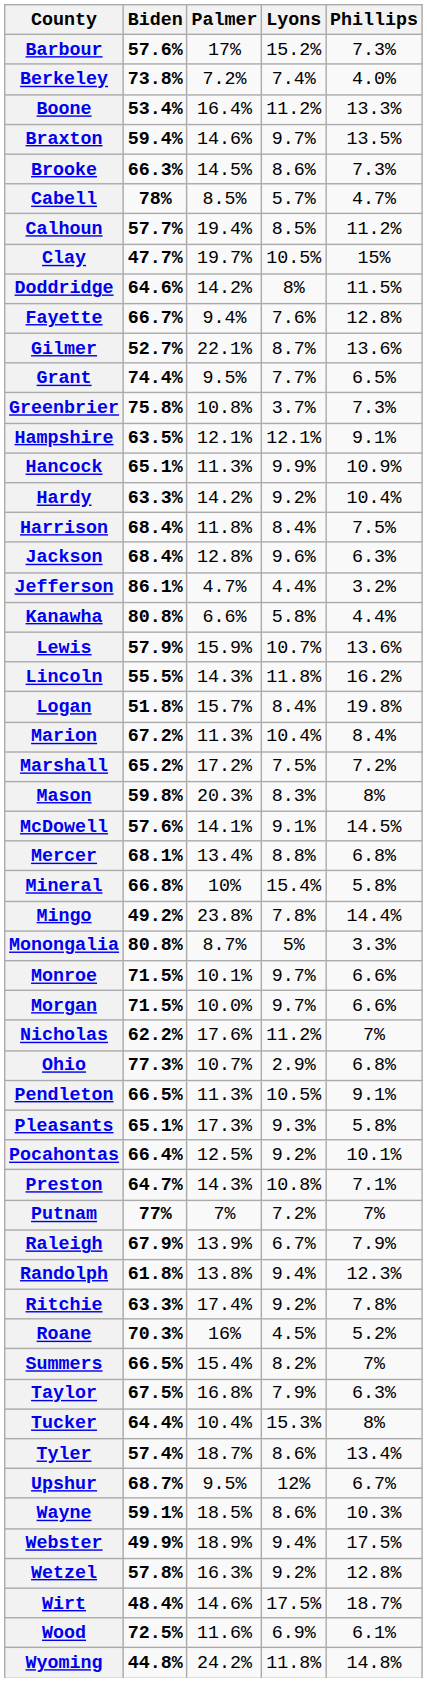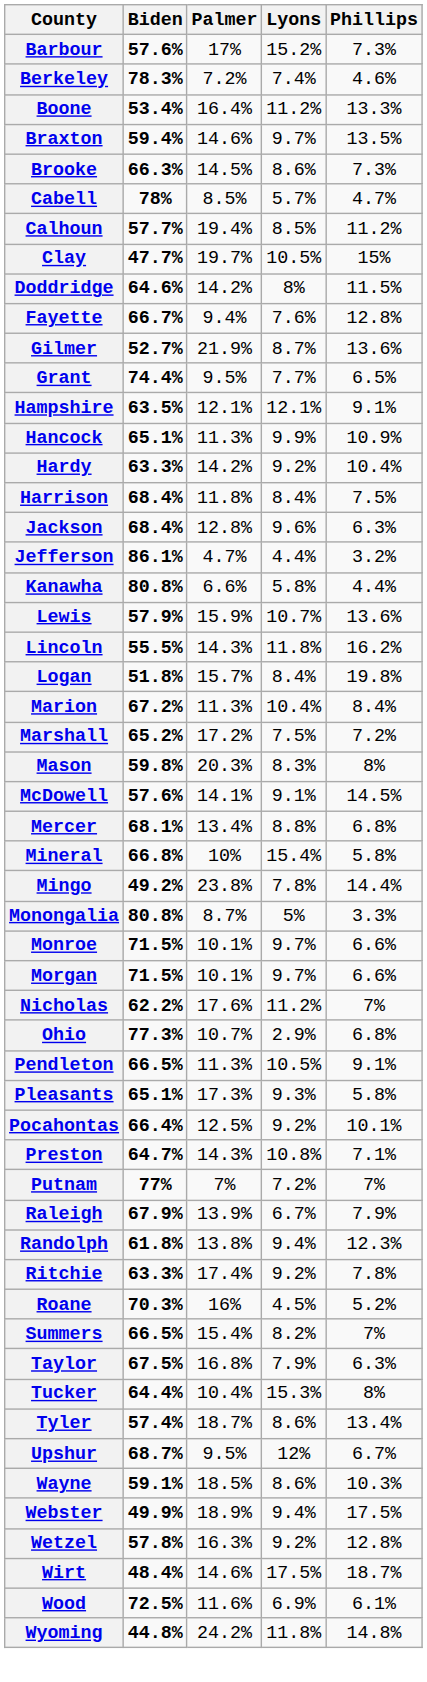(155, 79) 73.8% -> (155, 79) 78.3%
(374, 79) 4.0% -> (374, 79) 4.6%
(225, 348) 22.1% -> (225, 348) 21.9%
- row: (64, 408)
(225, 1005) 10.0% -> (225, 976) 10.1%
